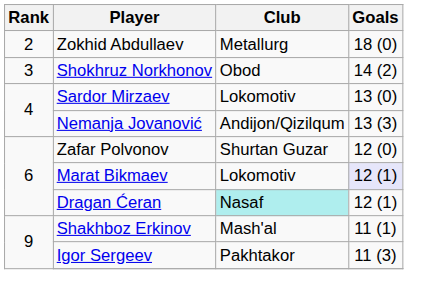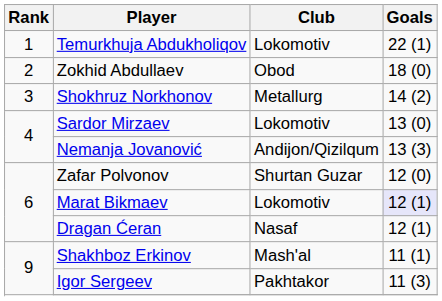+ row: (152, 44)
(254, 44) Metallurg -> (274, 70) Obod
(240, 70) Obod -> (288, 96) Metallurg
(242, 202) paleturquoise background -> (276, 228) no background
